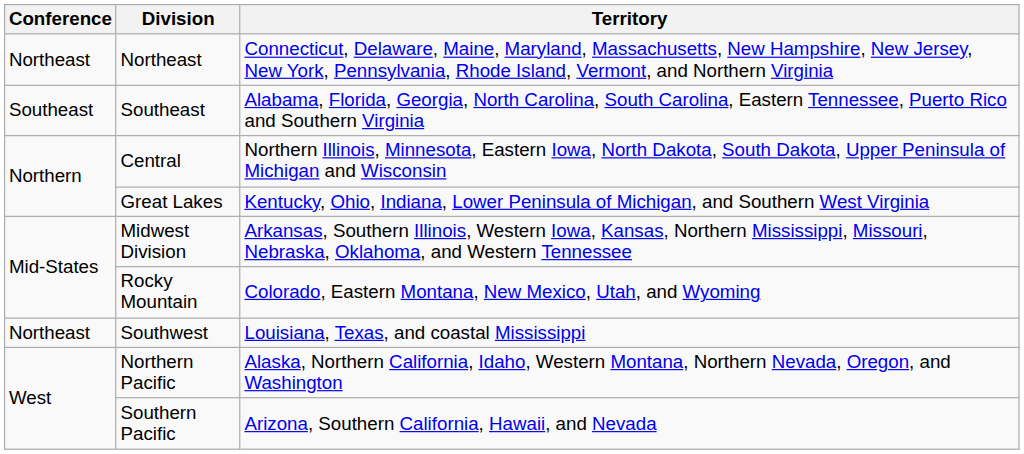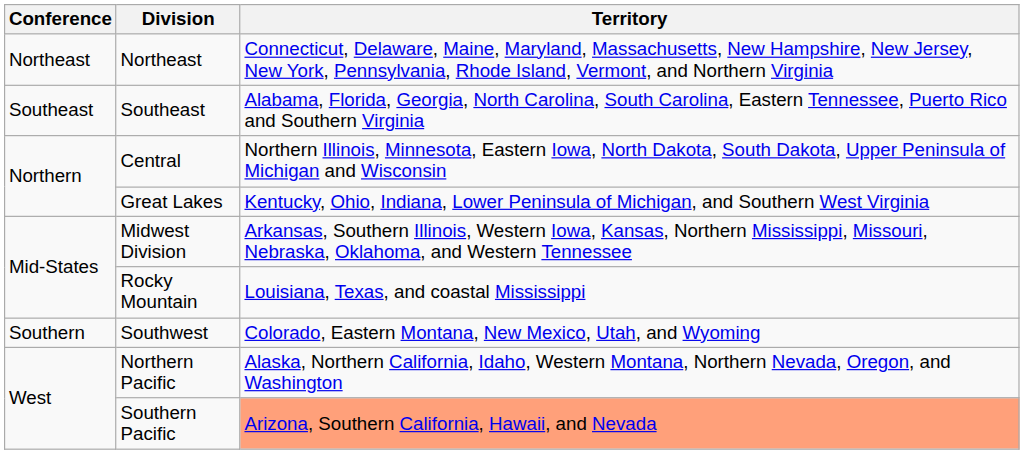(502, 292) Colorado, Eastern Montana, New Mexico, Utah, and Wyoming -> (415, 292) Louisiana, Texas, and coastal Mississippi
(49, 332) Northeast -> (47, 332) Southern
(415, 332) Louisiana, Texas, and coastal Mississippi -> (502, 332) Colorado, Eastern Montana, New Mexico, Utah, and Wyoming
(451, 423) no background -> (451, 423) lightsalmon background
